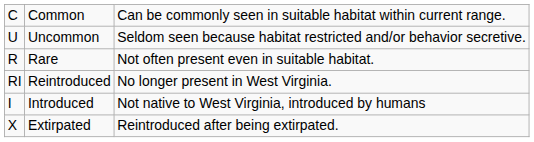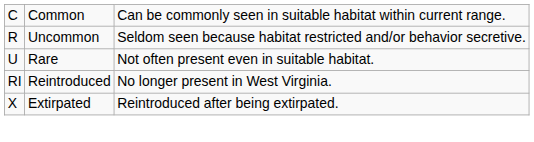(13, 37) U -> (13, 37) R
(13, 59) R -> (13, 59) U
- row: (61, 103)
